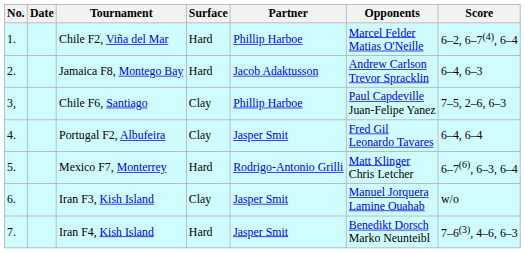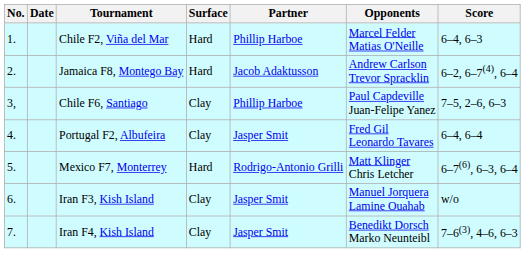(479, 39) 6–2, 6–7(4), 6–4 -> (462, 39) 6–4, 6–3
(462, 71) 6–4, 6–3 -> (479, 71) 6–2, 6–7(4), 6–4
(201, 231) Hard -> (200, 231) Clay
